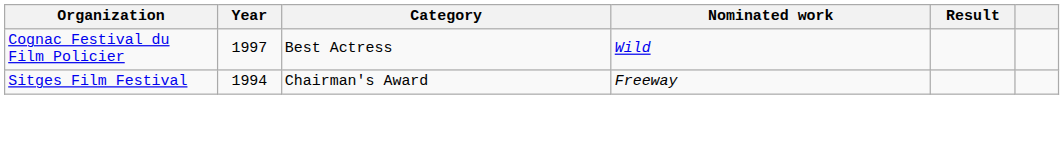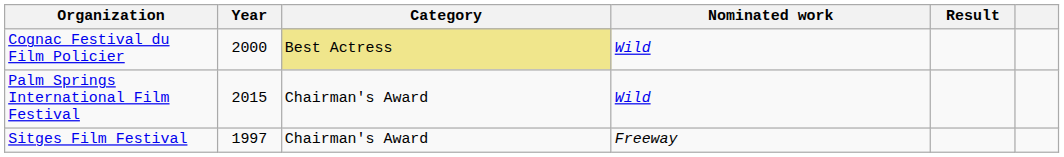(249, 50) 1997 -> (249, 50) 2000
(339, 50) no background -> (339, 50) khaki background
+ row: (89, 99)
(249, 82) 1994 -> (249, 140) 1997
